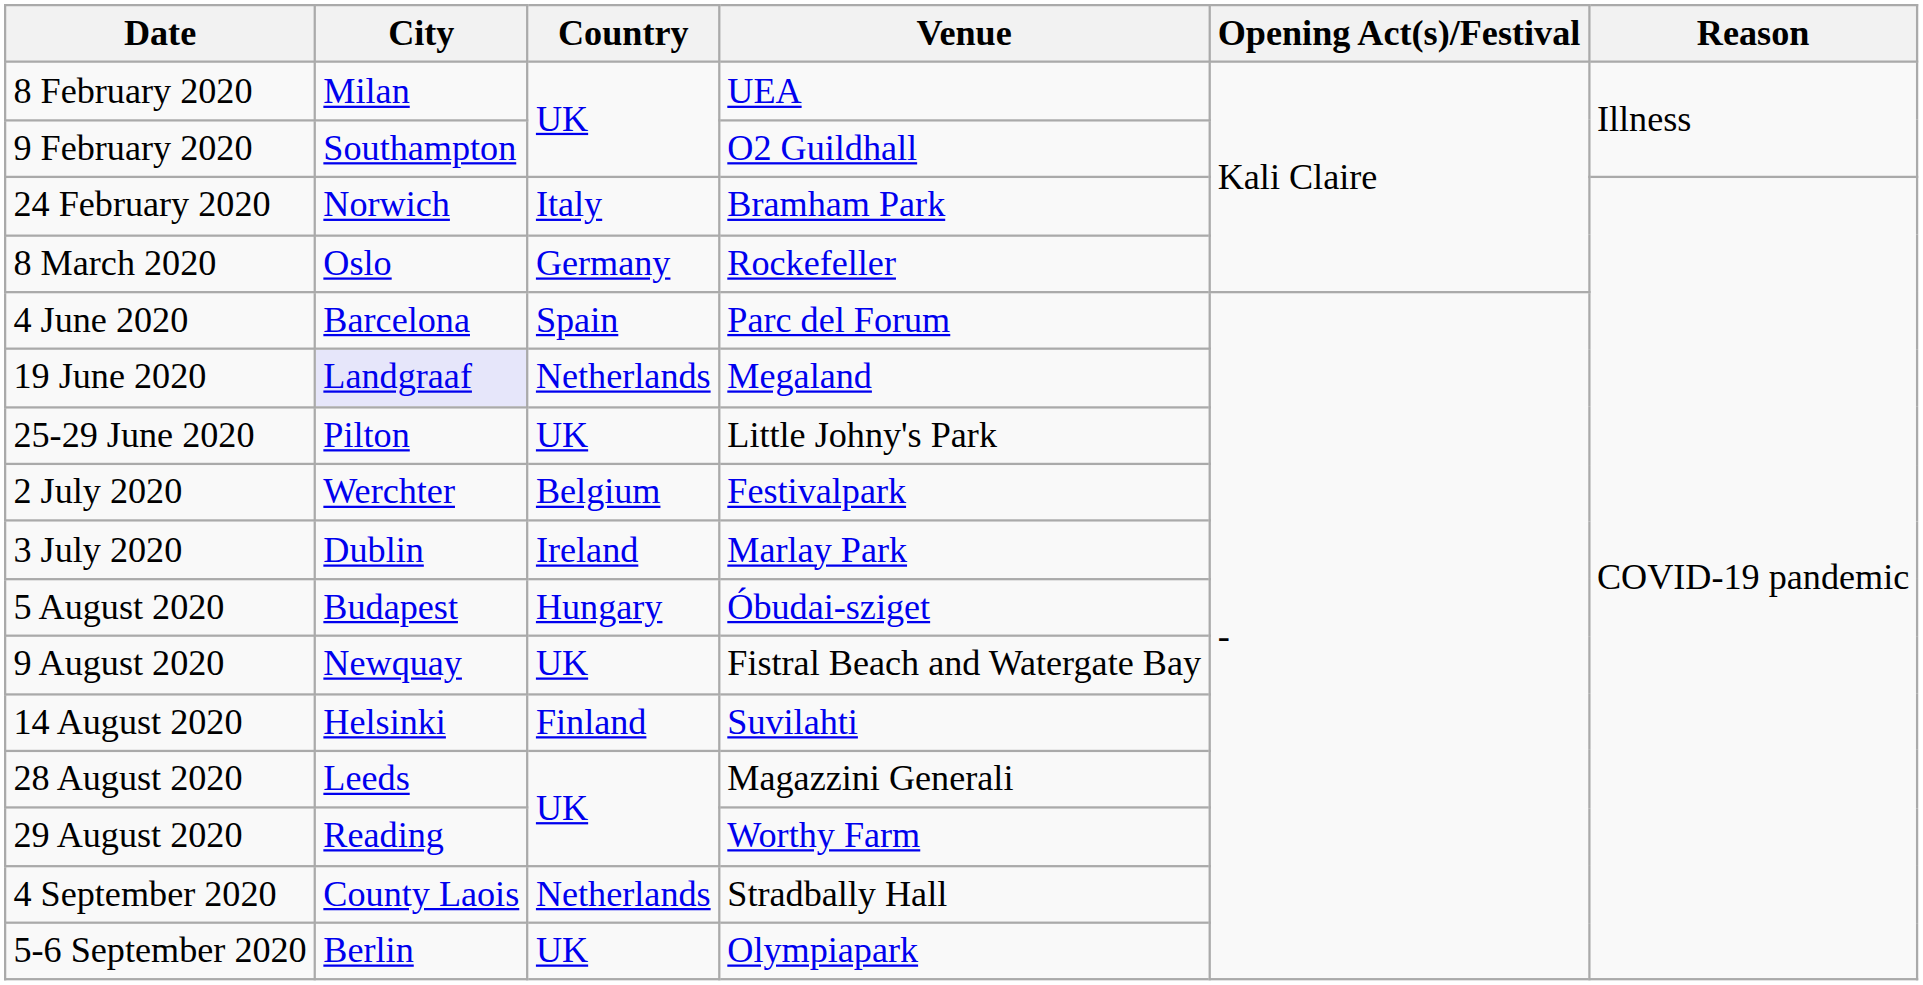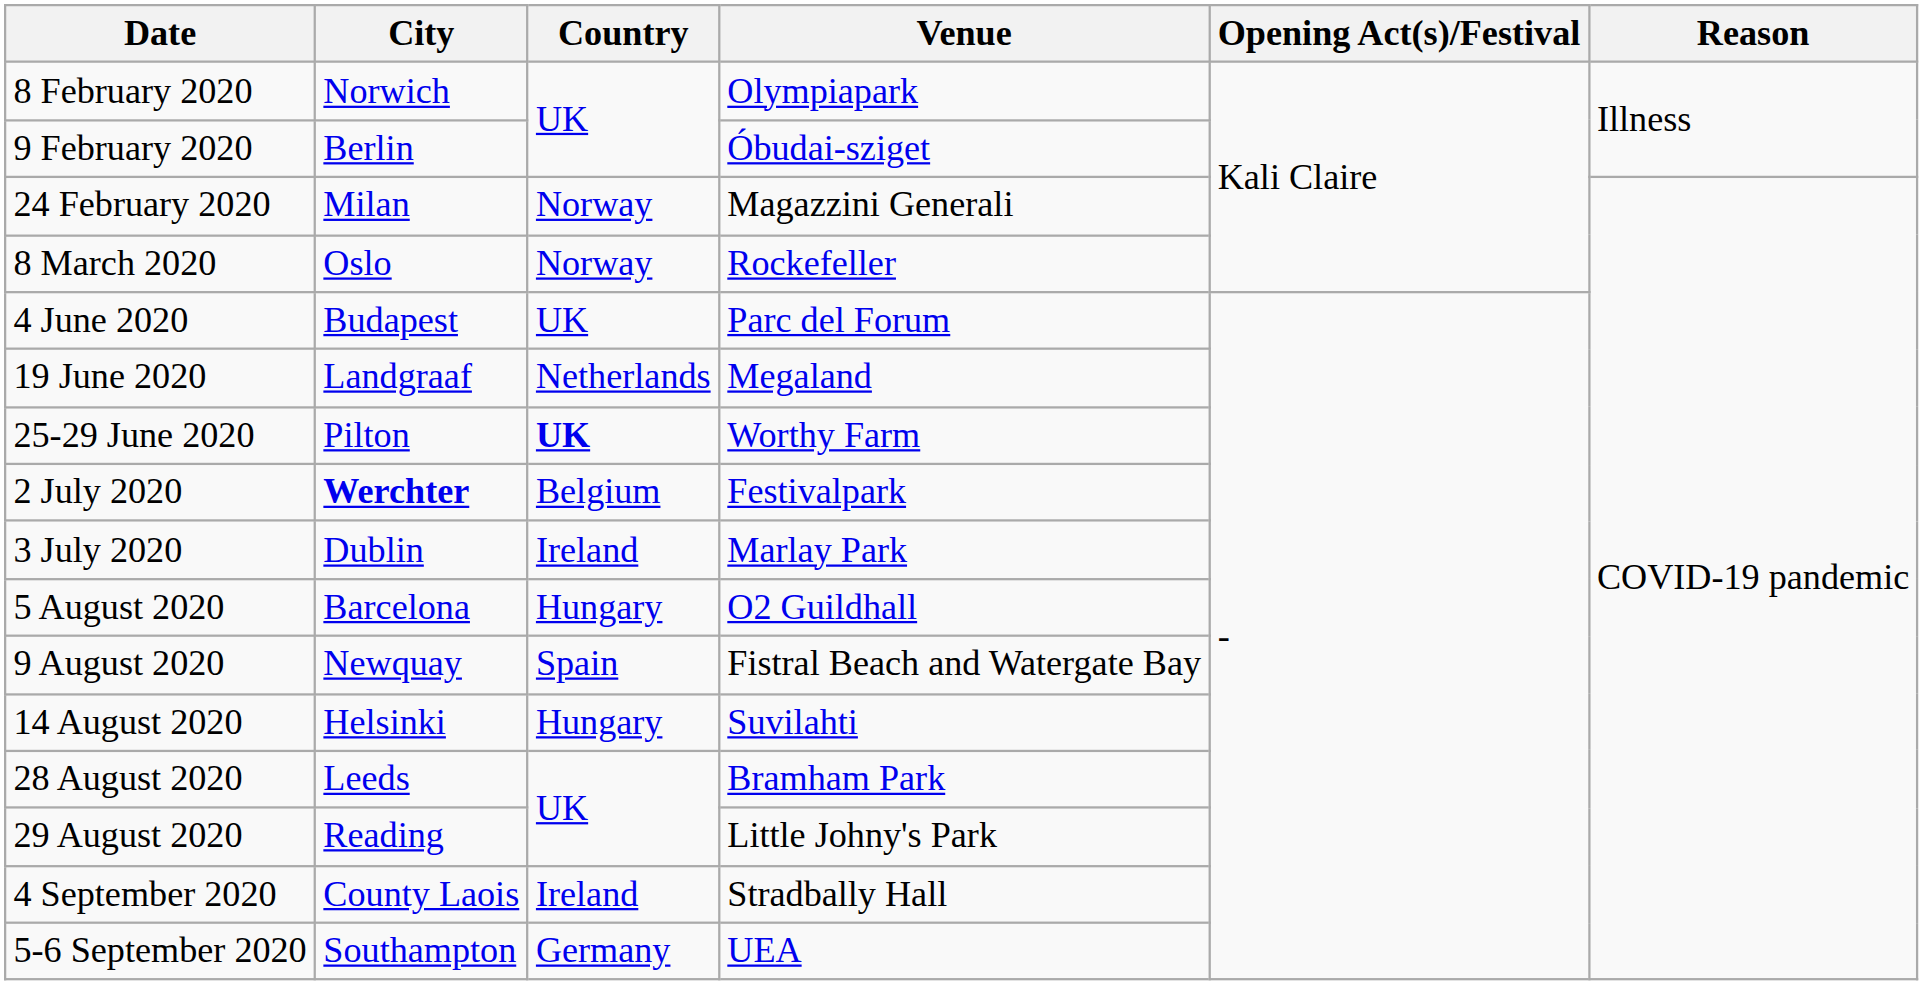(367, 90) Milan -> (387, 90) Norwich
(764, 90) UEA -> (823, 90) Olympiapark
(420, 147) Southampton -> (369, 147) Berlin
(822, 147) O2 Guildhall -> (829, 147) Óbudai-sziget
(387, 205) Norwich -> (367, 205) Milan
(569, 205) Italy -> (594, 205) Norway
(836, 205) Bramham Park -> (870, 205) Magazzini Generali
(603, 262) Germany -> (594, 262) Norway
(397, 319) Barcelona -> (391, 319) Budapest
(577, 319) Spain -> (562, 319) UK
(398, 377) lavender background -> (398, 377) no background
(562, 434) normal -> (563, 434) bold
(862, 434) Little Johny's Park -> (824, 434) Worthy Farm
(389, 491) normal -> (396, 491) bold
(391, 606) Budapest -> (397, 606) Barcelona
(829, 606) Óbudai-sziget -> (822, 606) O2 Guildhall
(562, 663) UK -> (577, 663) Spain
(591, 721) Finland -> (599, 721) Hungary
(870, 778) Magazzini Generali -> (836, 778) Bramham Park
(824, 836) Worthy Farm -> (862, 836) Little Johny's Park
(623, 893) Netherlands -> (587, 893) Ireland
(369, 950) Berlin -> (420, 950) Southampton
(562, 950) UK -> (603, 950) Germany
(823, 950) Olympiapark -> (764, 950) UEA
